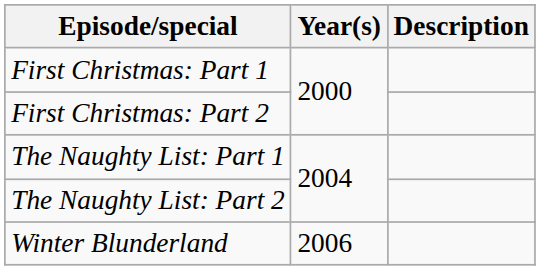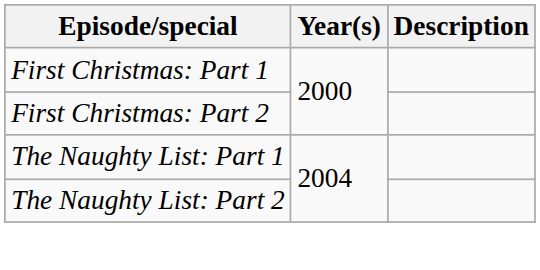- row: (119, 243)
